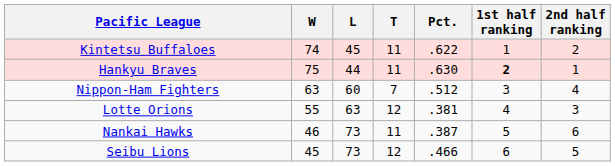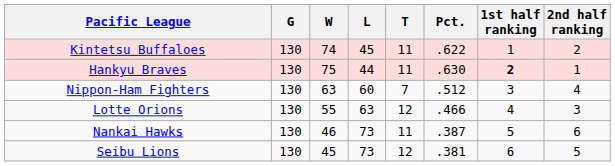+ column: (291, 22)
(443, 110) .381 -> (451, 110) .466
(443, 151) .466 -> (451, 151) .381
